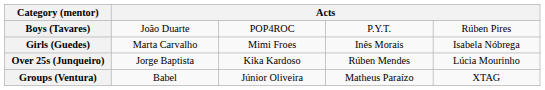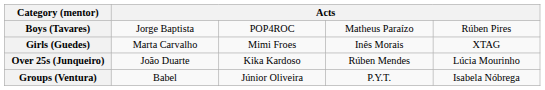(165, 28) João Duarte -> (165, 28) Jorge Baptista
(379, 28) P.Y.T. -> (379, 28) Matheus Paraízo
(486, 45) Isabela Nóbrega -> (486, 45) XTAG
(165, 61) Jorge Baptista -> (165, 61) João Duarte
(379, 77) Matheus Paraízo -> (379, 77) P.Y.T.
(486, 77) XTAG -> (486, 77) Isabela Nóbrega
